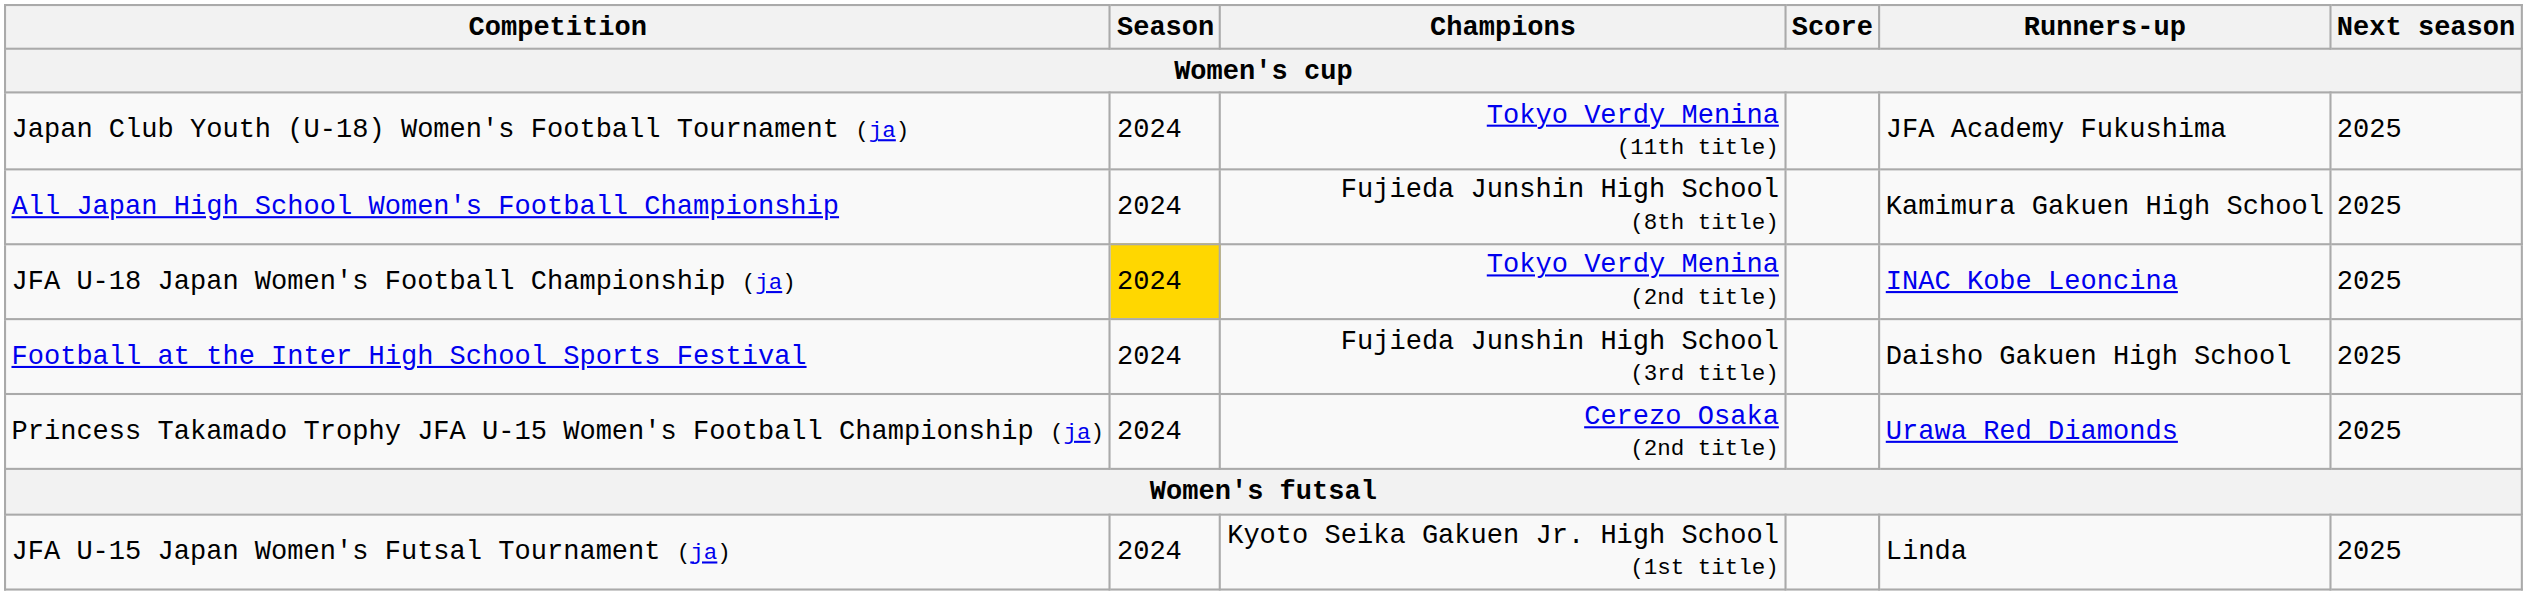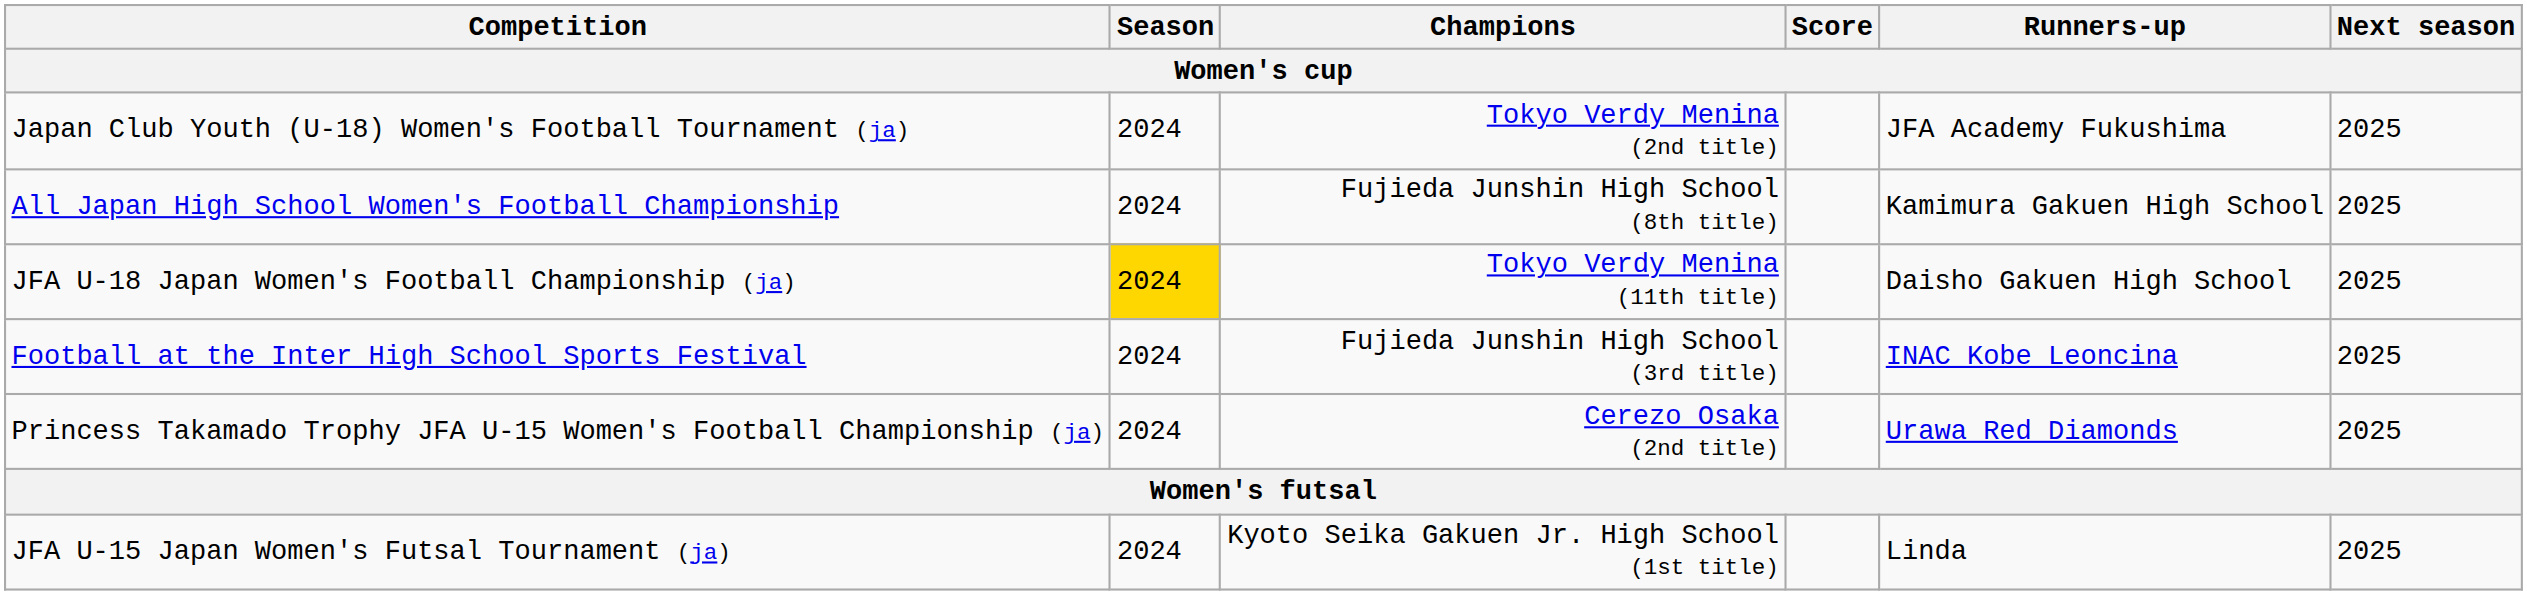(1633, 130) Tokyo Verdy Menina (11th title) -> (1633, 130) Tokyo Verdy Menina (2nd title)
(1633, 280) Tokyo Verdy Menina (2nd title) -> (1633, 280) Tokyo Verdy Menina (11th title)
(2032, 281) INAC Kobe Leoncina -> (2089, 281) Daisho Gakuen High School
(2089, 357) Daisho Gakuen High School -> (2032, 357) INAC Kobe Leoncina
